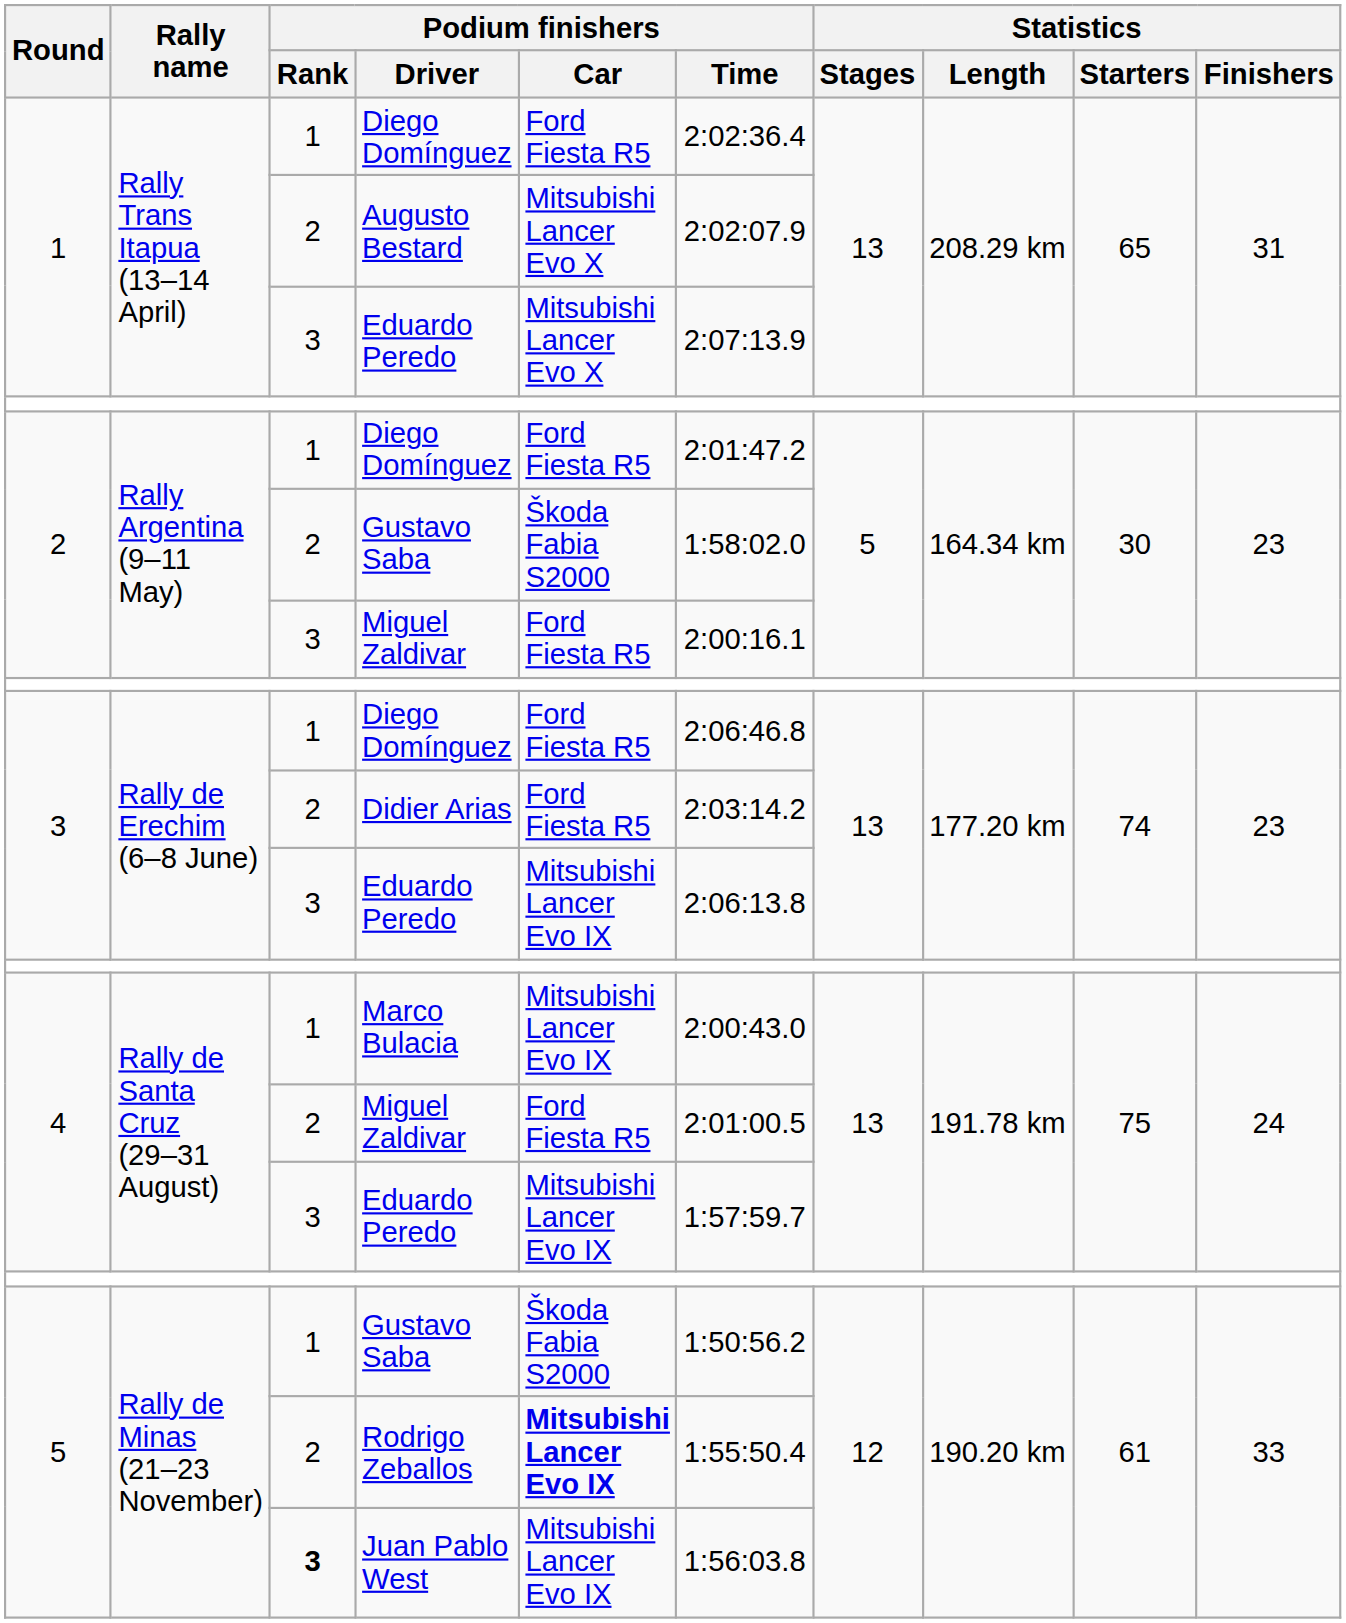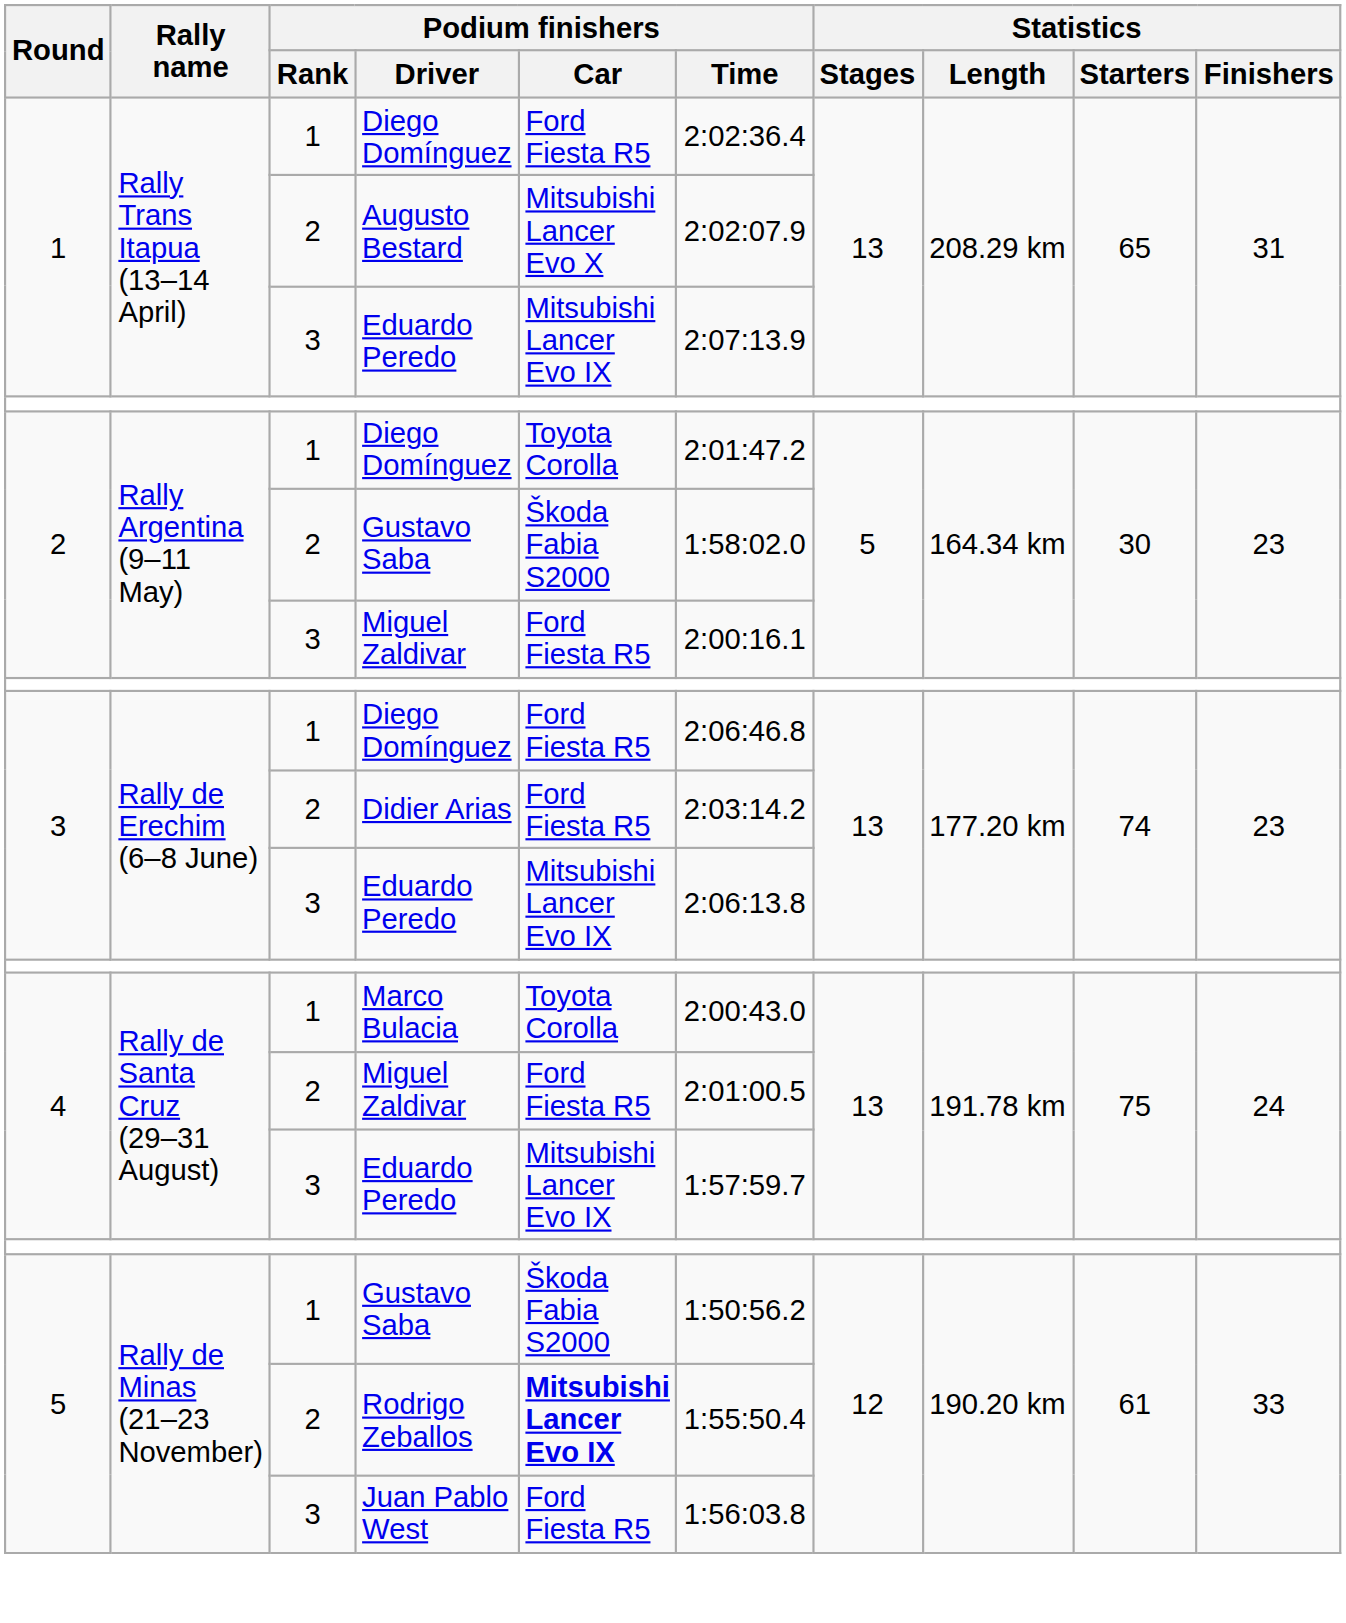(590, 341) Mitsubishi Lancer Evo X -> (590, 341) Mitsubishi Lancer Evo IX
(588, 449) Ford Fiesta R5 -> (572, 449) Toyota Corolla
(590, 1028) Mitsubishi Lancer Evo IX -> (572, 1012) Toyota Corolla
(313, 1562) bold -> (313, 1514) normal
(590, 1562) Mitsubishi Lancer Evo IX -> (588, 1514) Ford Fiesta R5
